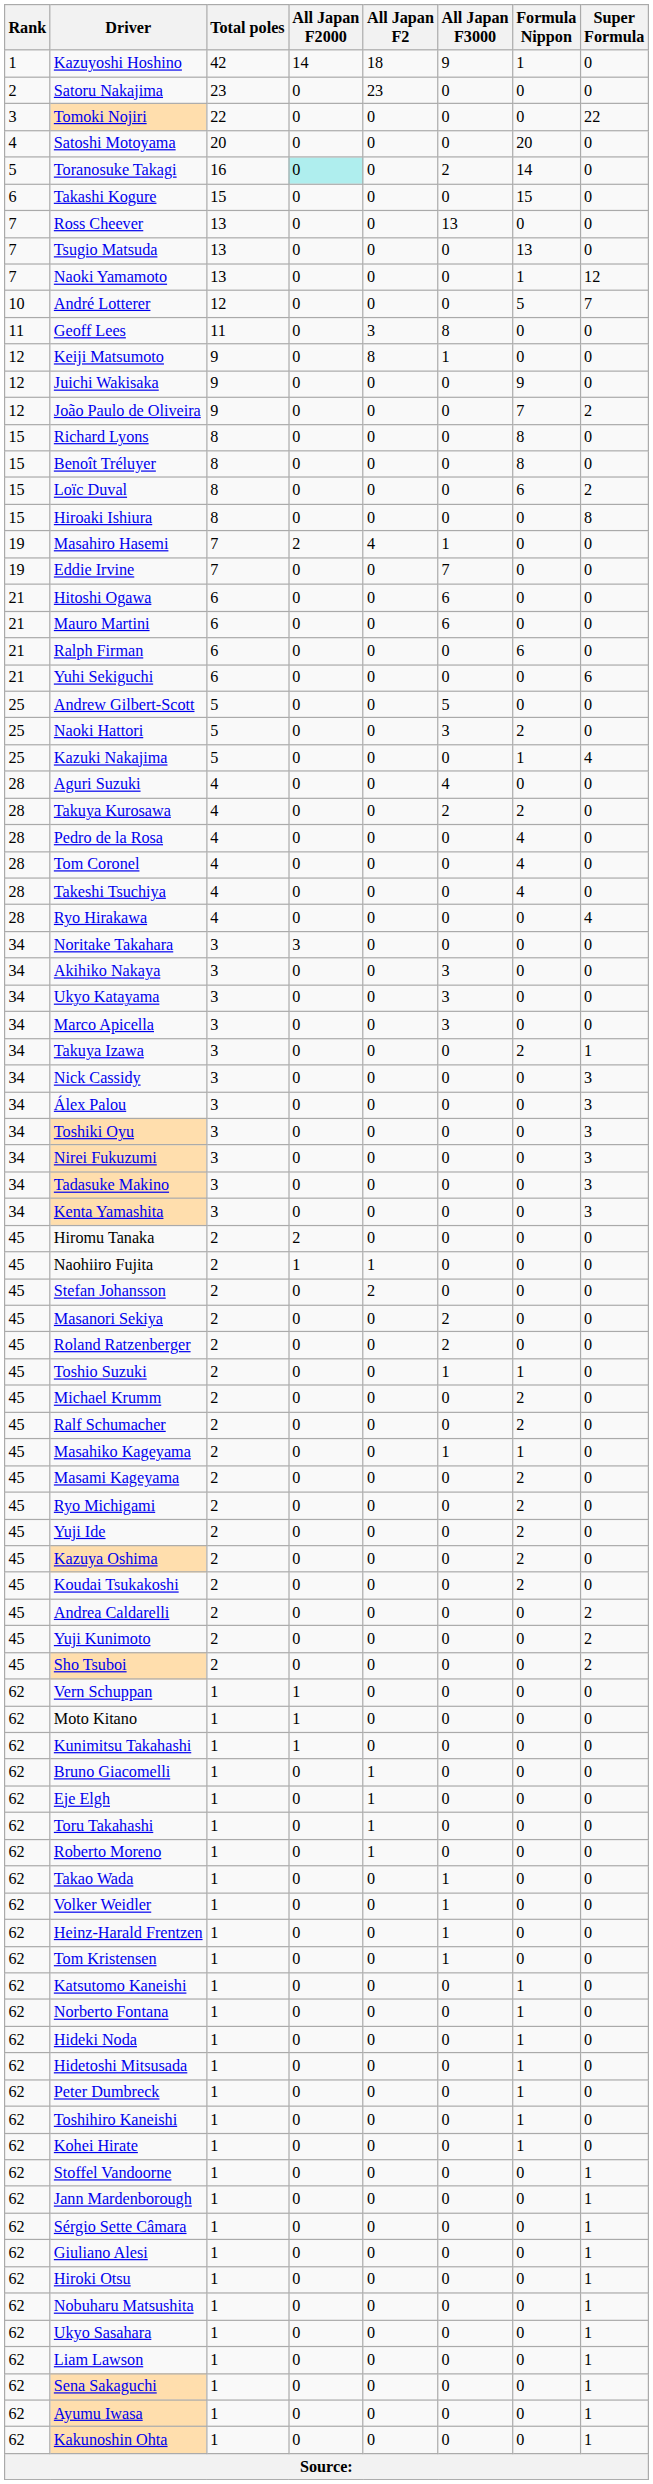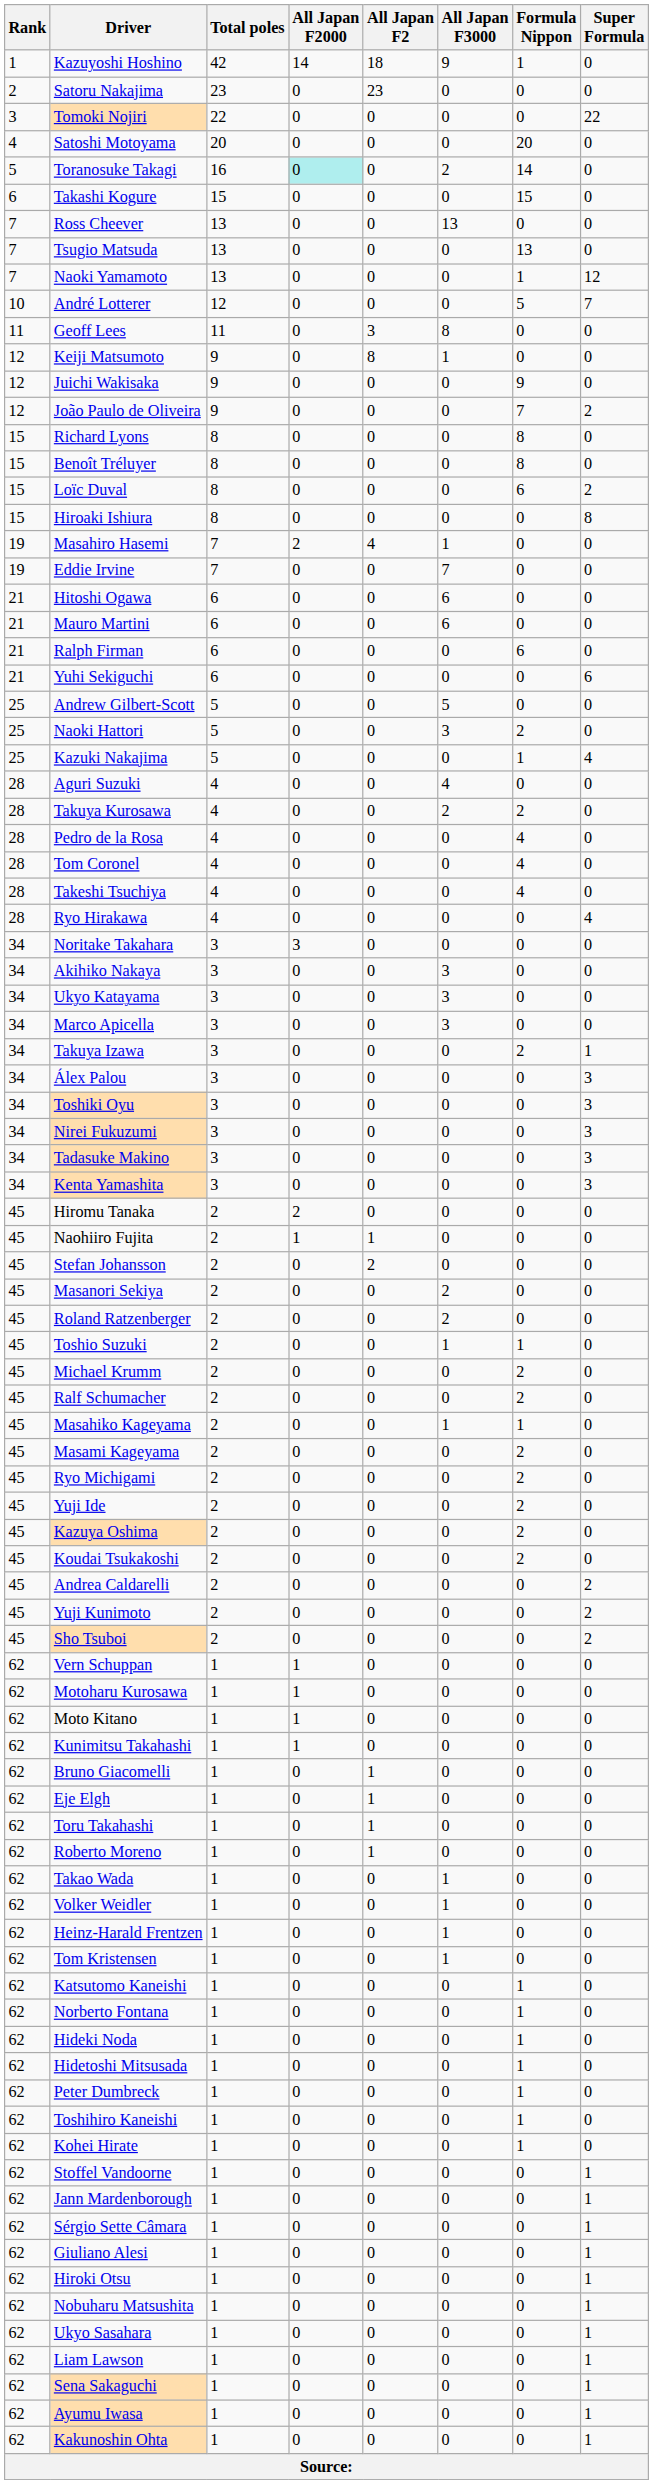- row: (97, 1077)
+ row: (121, 1691)
